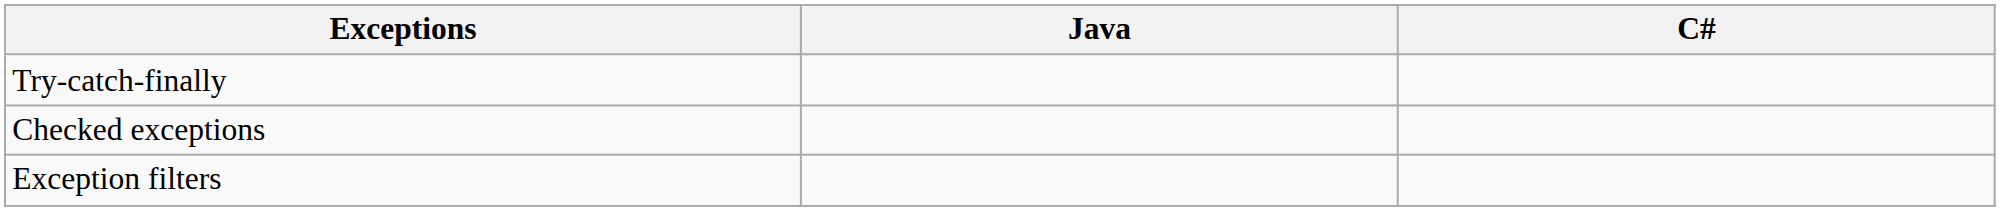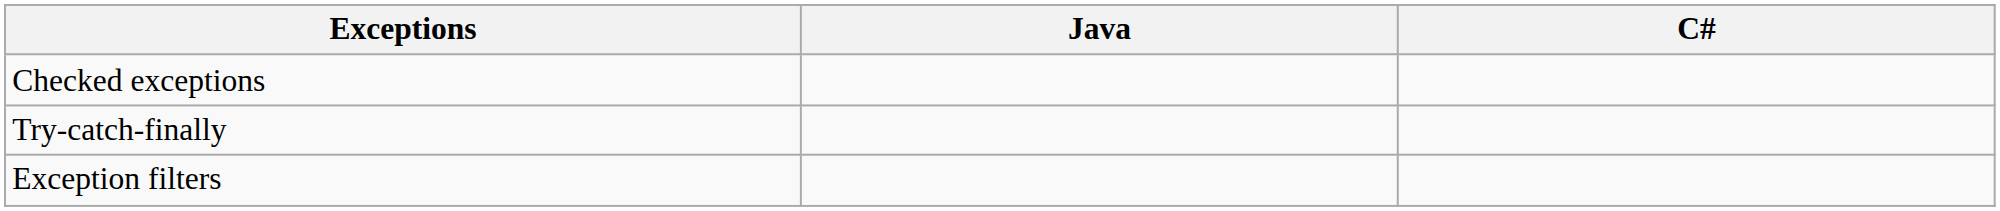rows swapped: (139, 129) <-> (119, 79)
